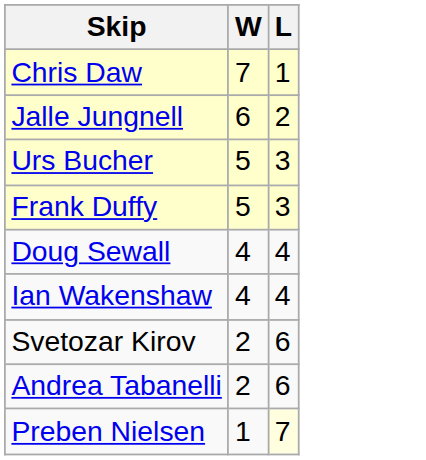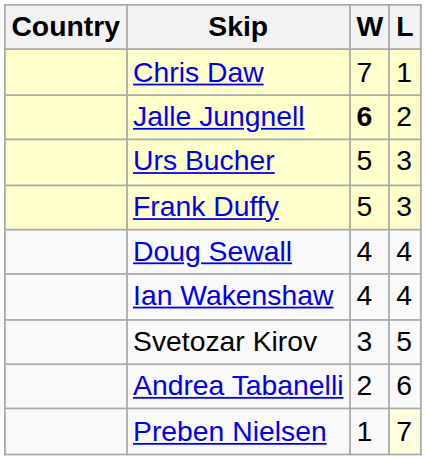+ column: (66, 26)
(243, 116) normal -> (364, 116) bold
(243, 341) 2 -> (364, 341) 3
(283, 341) 6 -> (404, 341) 5
